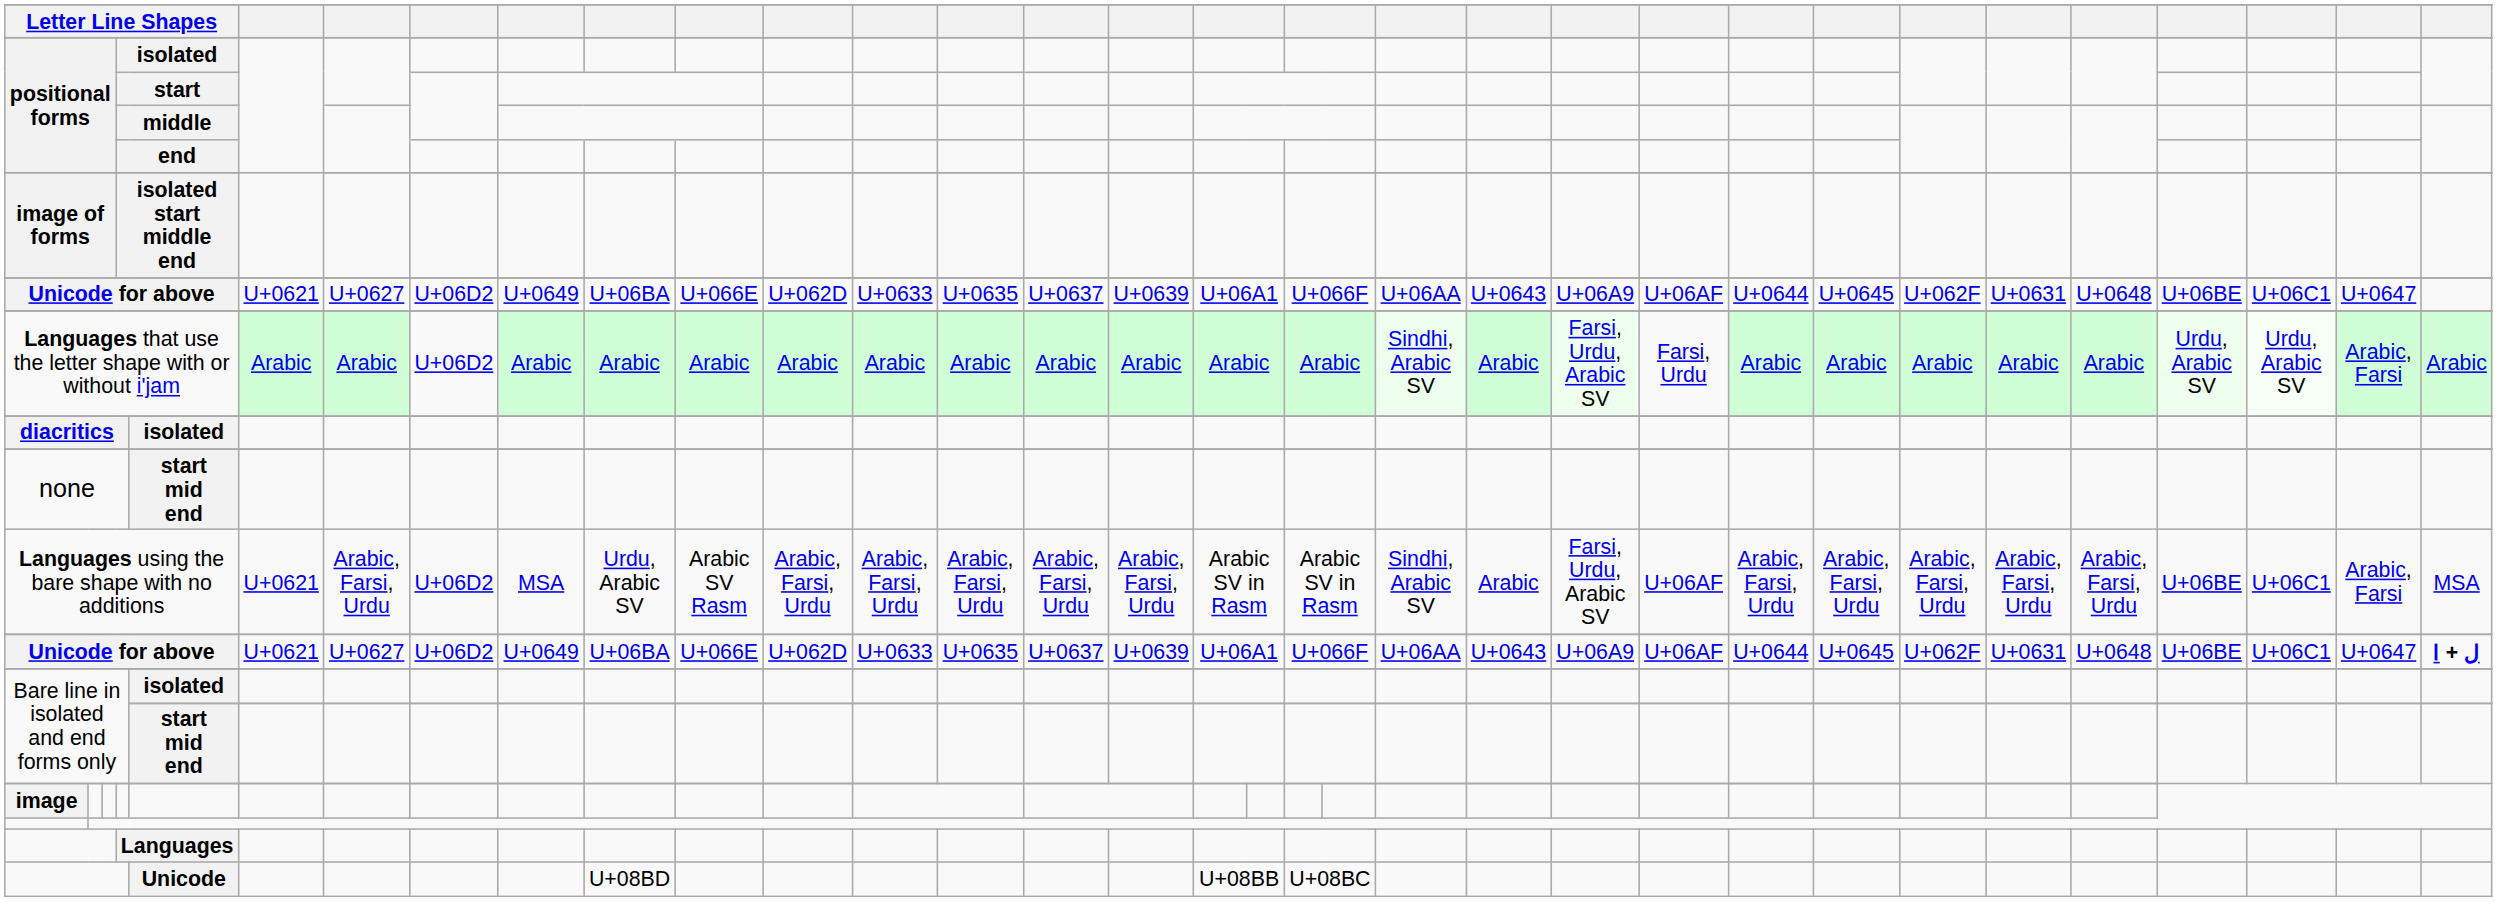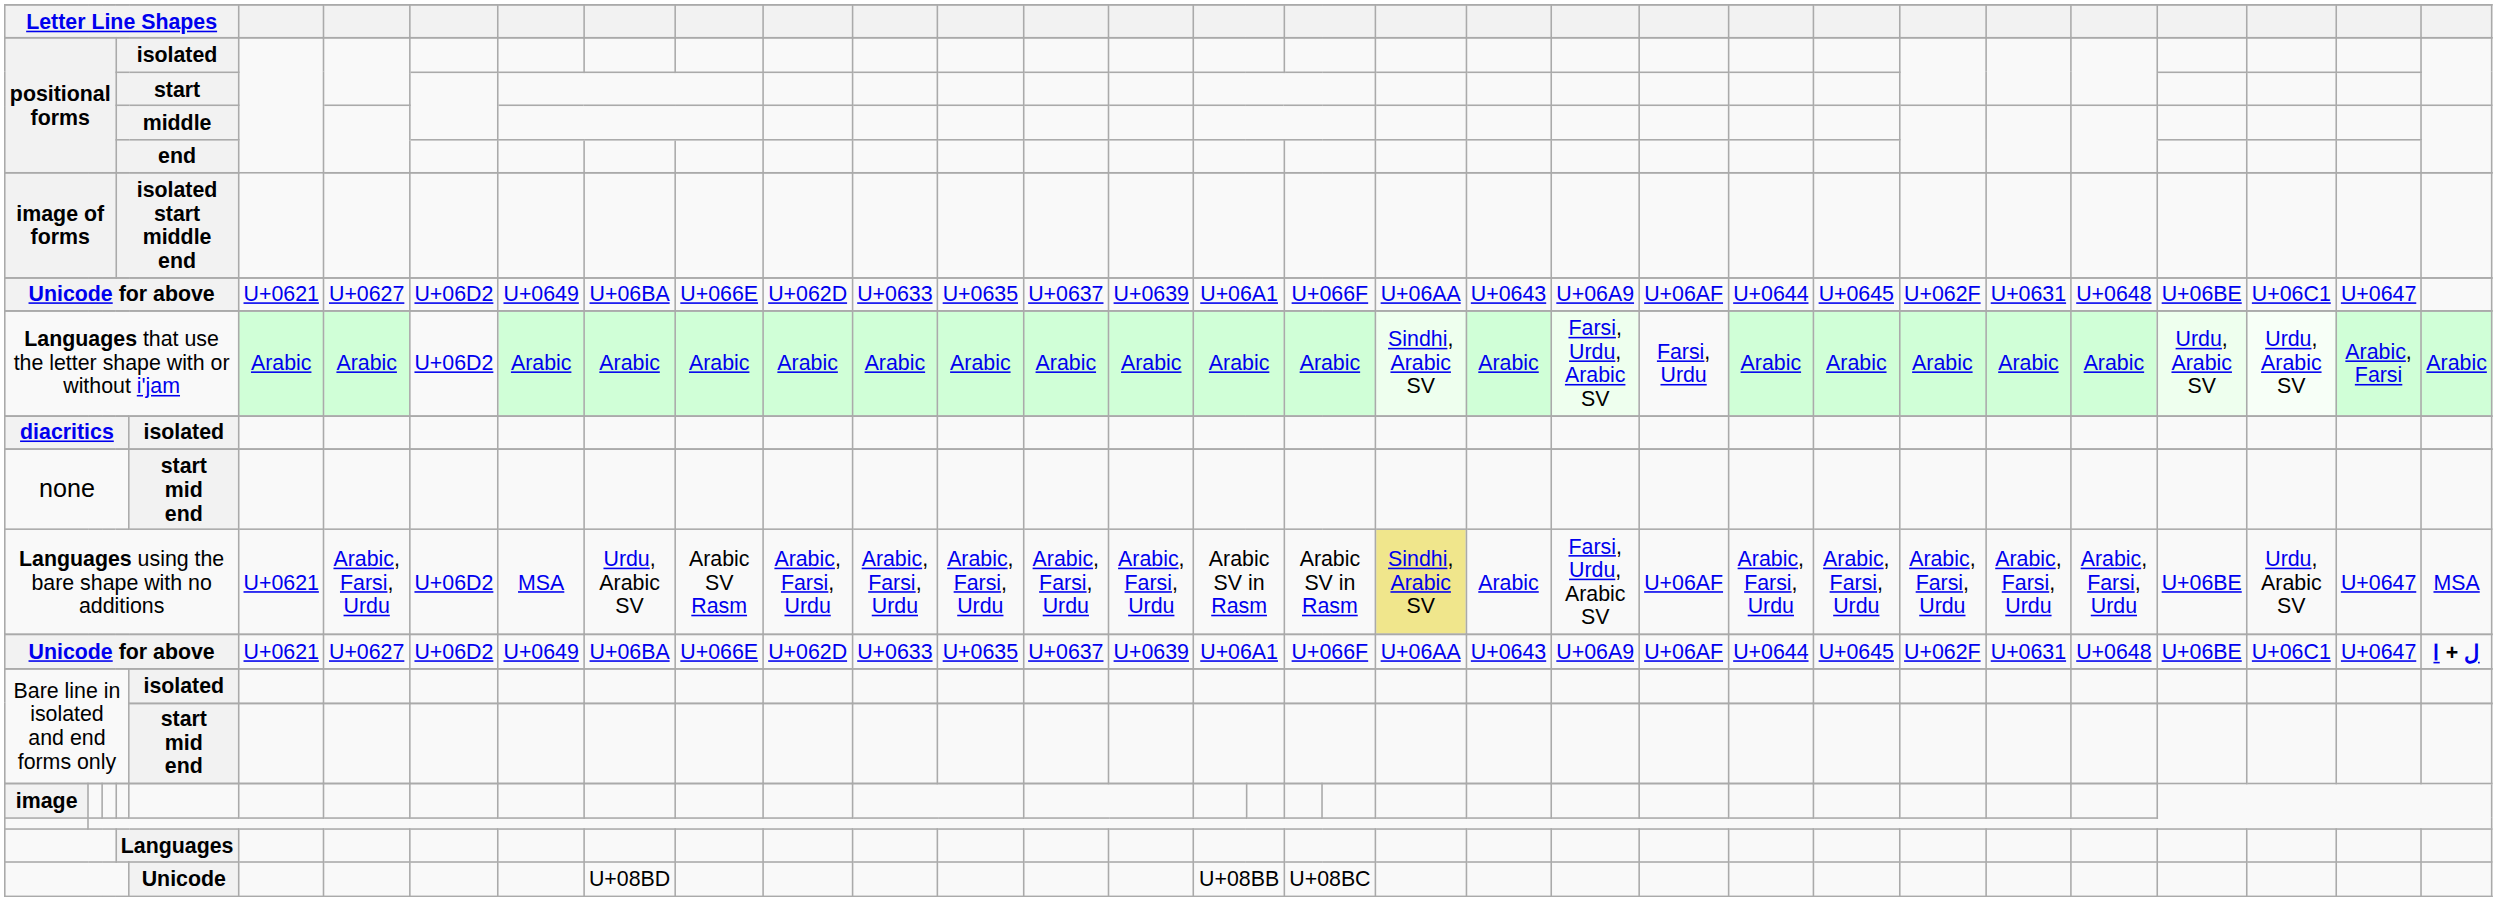(1421, 582) no background -> (1421, 582) khaki background
(2291, 582) U+06C1 -> (2291, 582) Urdu, Arabic SV
(2379, 582) Arabic, Farsi -> (2379, 582) U+0647
